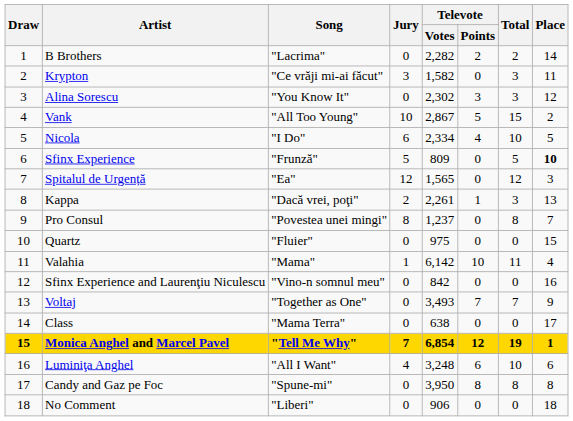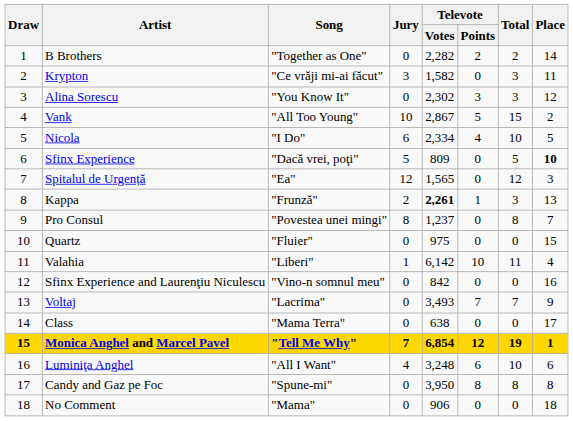(298, 55) "Lacrima" -> (319, 55) "Together as One"
(295, 158) "Frunză" -> (315, 158) "Dacă vrei, poţi"
(315, 199) "Dacă vrei, poţi" -> (295, 199) "Frunză"
(440, 199) normal -> (440, 199) bold
(293, 261) "Mama" -> (292, 261) "Liberi"
(319, 302) "Together as One" -> (298, 302) "Lacrima"
(292, 405) "Liberi" -> (293, 405) "Mama"
